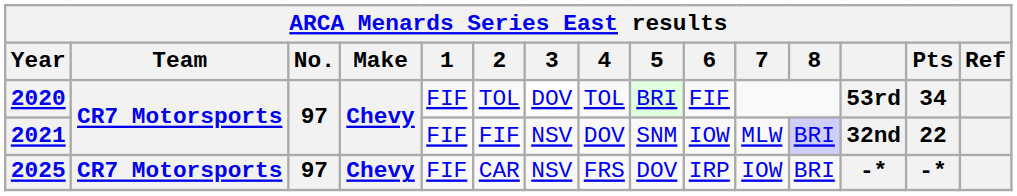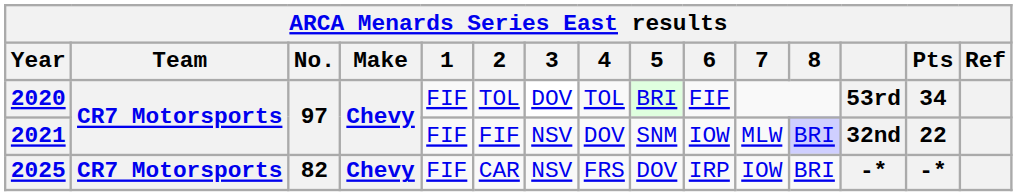(314, 172) 97 -> (314, 172) 82
